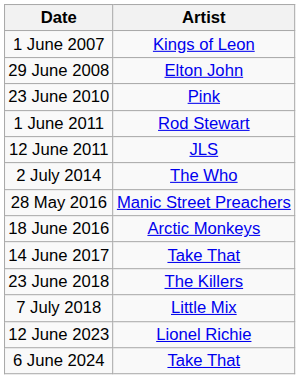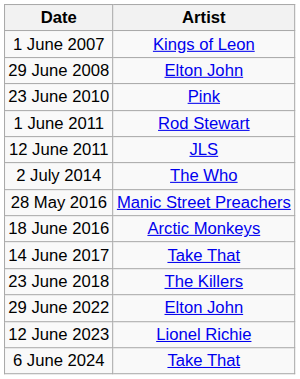- row: (59, 307)
+ row: (59, 307)
